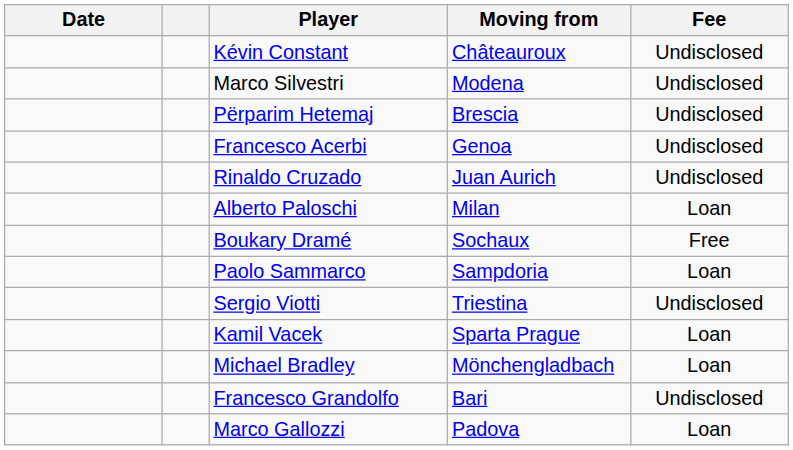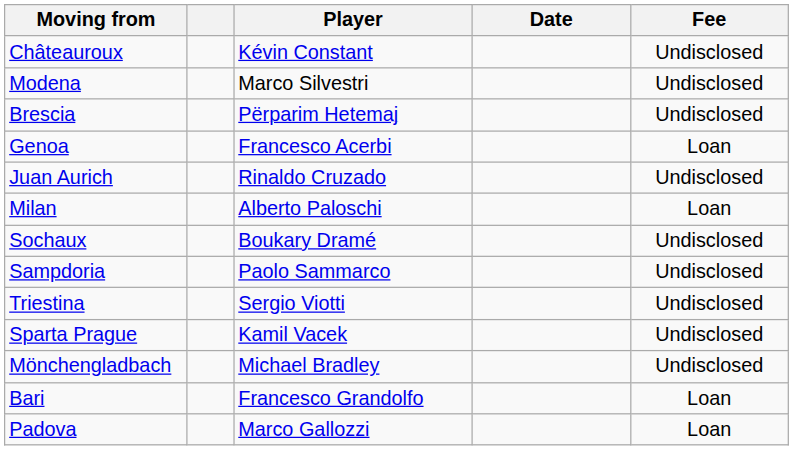columns swapped: (84, 20) <-> (539, 20)
(709, 146) Undisclosed -> (709, 146) Loan
(709, 240) Free -> (709, 240) Undisclosed
(709, 271) Loan -> (709, 271) Undisclosed
(709, 334) Loan -> (709, 334) Undisclosed
(709, 366) Loan -> (709, 366) Undisclosed
(709, 397) Undisclosed -> (709, 397) Loan
